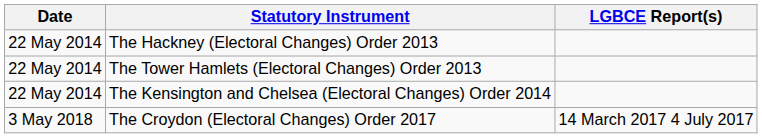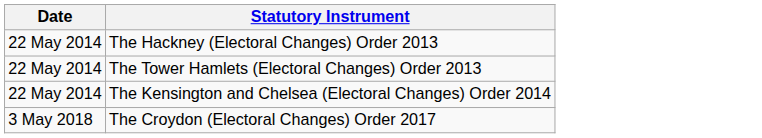- column: (656, 17)
